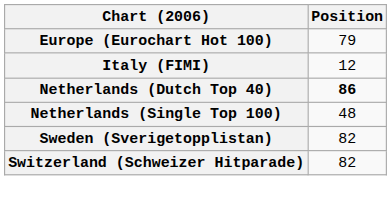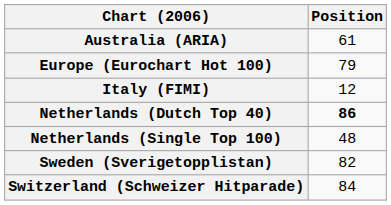+ row: (156, 41)
(347, 163) 82 -> (347, 187) 84
